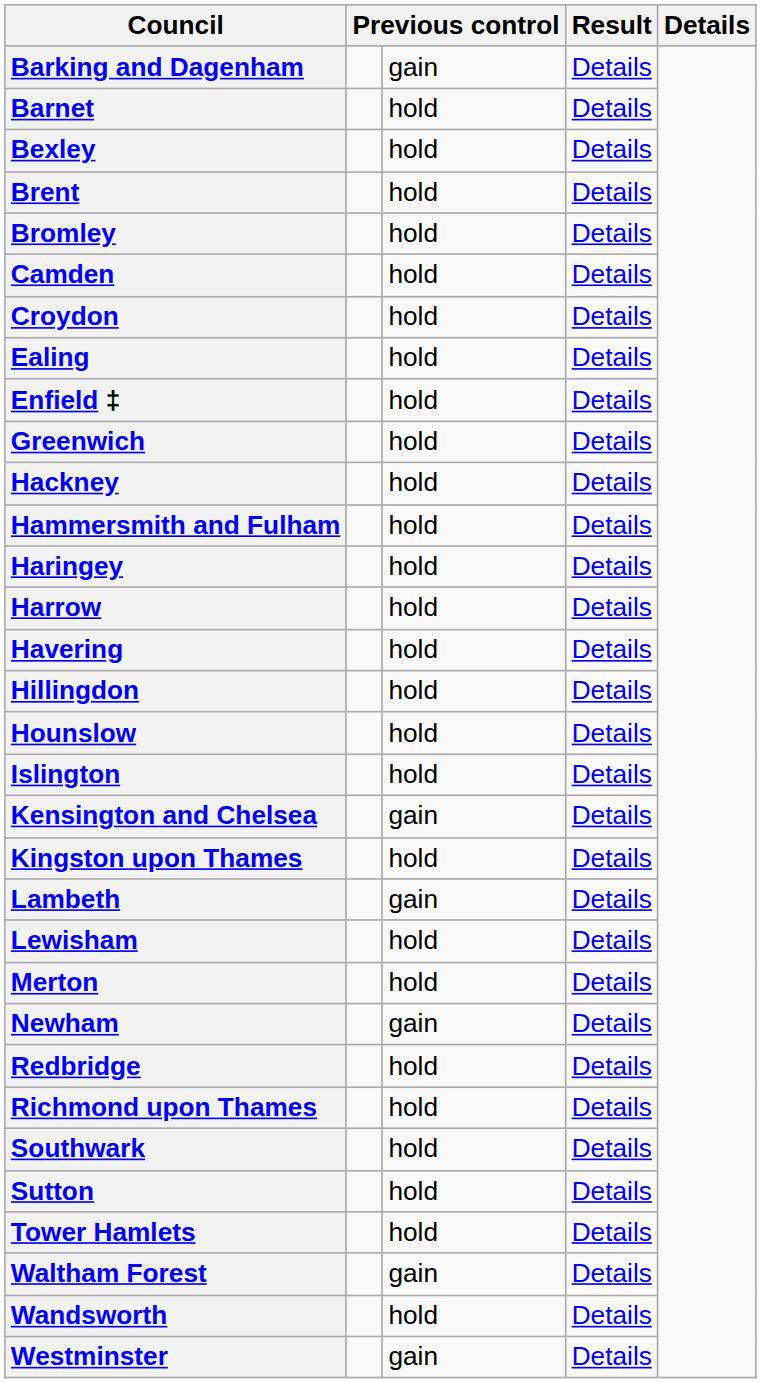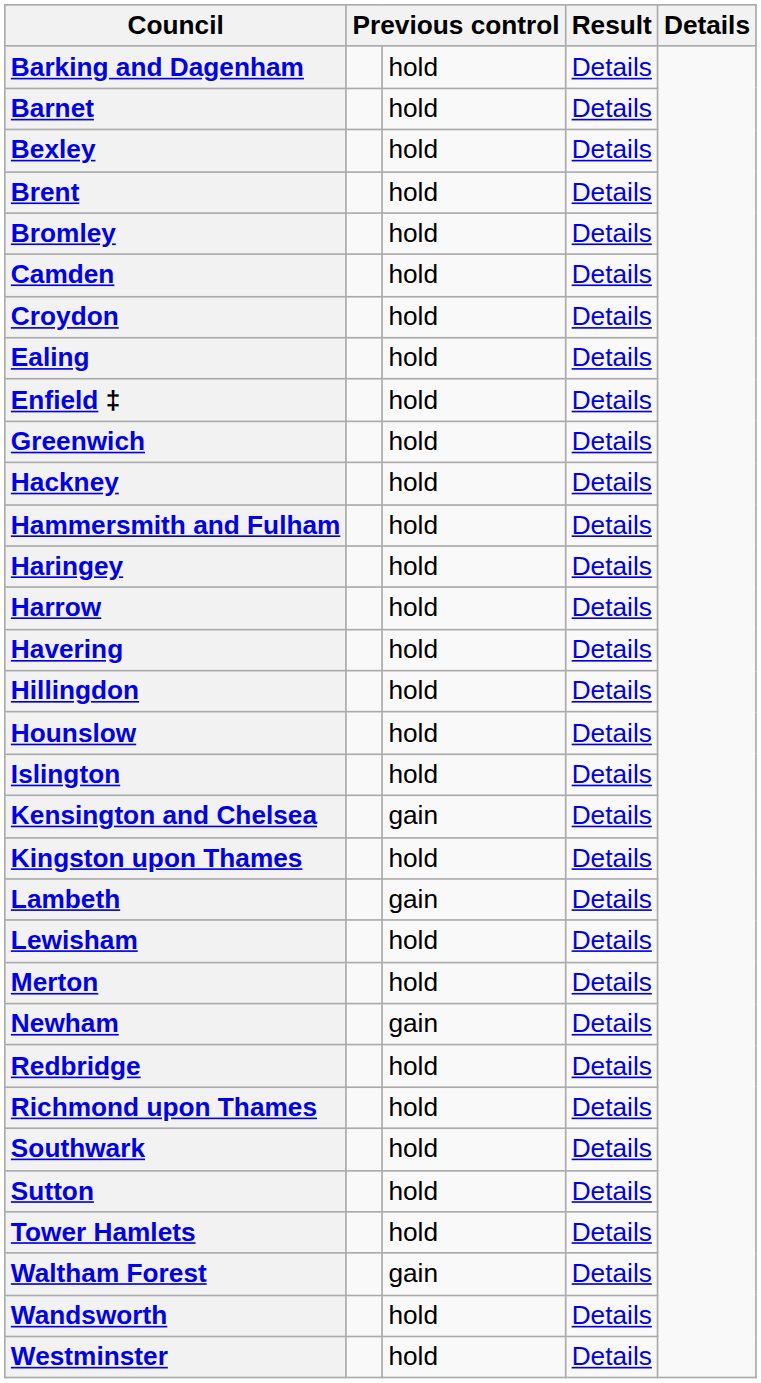(413, 66) gain -> (413, 66) hold
(413, 1356) gain -> (413, 1356) hold
